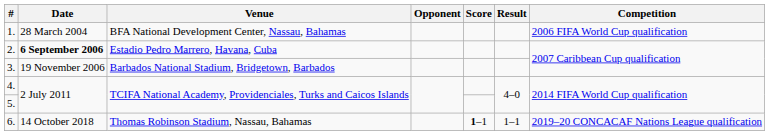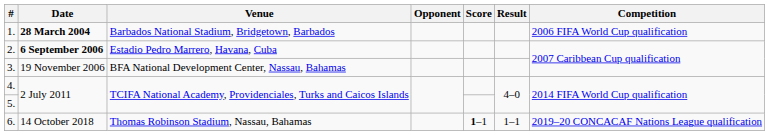(54, 31) normal -> (55, 31) bold
(228, 31) BFA National Development Center, Nassau, Bahamas -> (222, 31) Barbados National Stadium, Bridgetown, Barbados
(222, 68) Barbados National Stadium, Bridgetown, Barbados -> (228, 68) BFA National Development Center, Nassau, Bahamas
